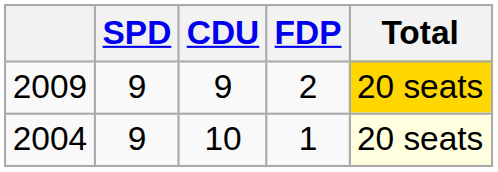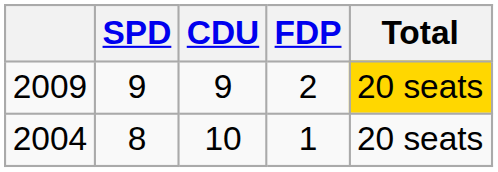(137, 139) 9 -> (137, 139) 8
(420, 139) lightyellow background -> (420, 139) no background
